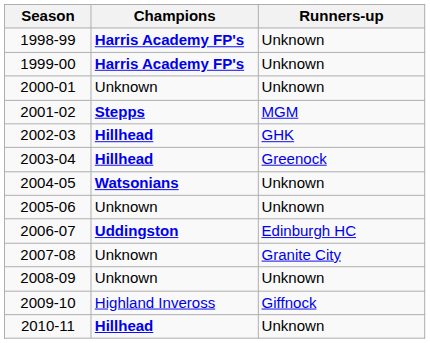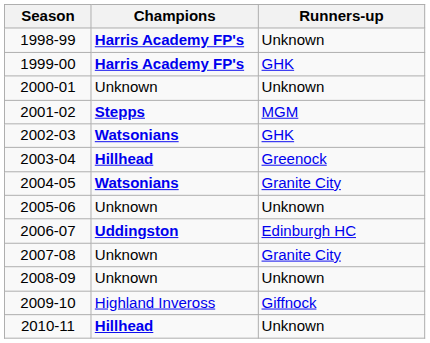(293, 64) Unknown -> (278, 64) GHK
(124, 135) Hillhead -> (137, 135) Watsonians
(293, 183) Unknown -> (301, 183) Granite City
